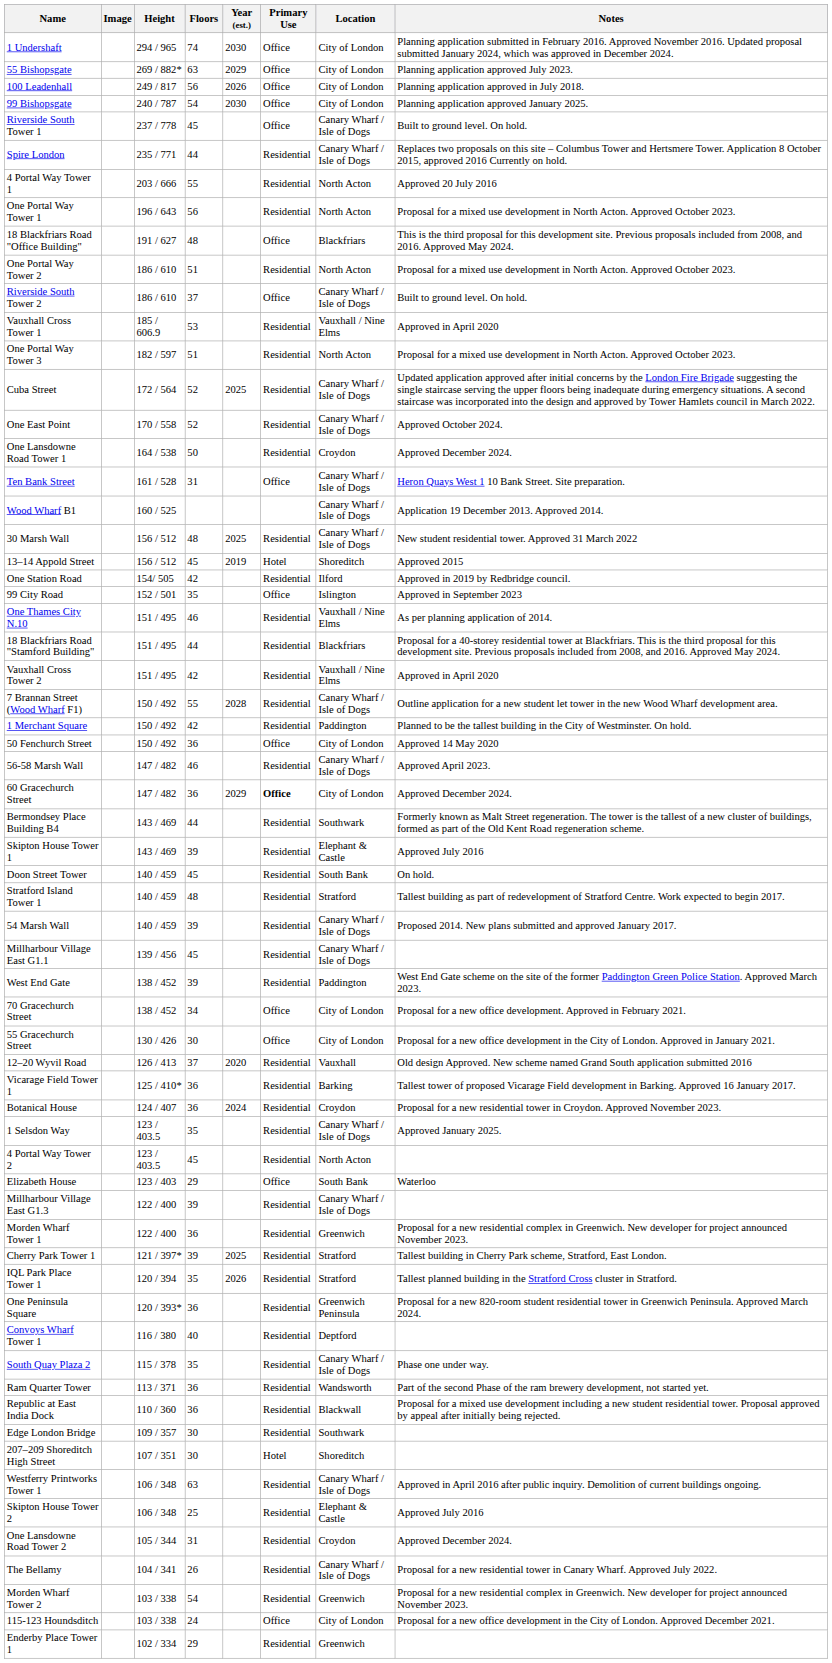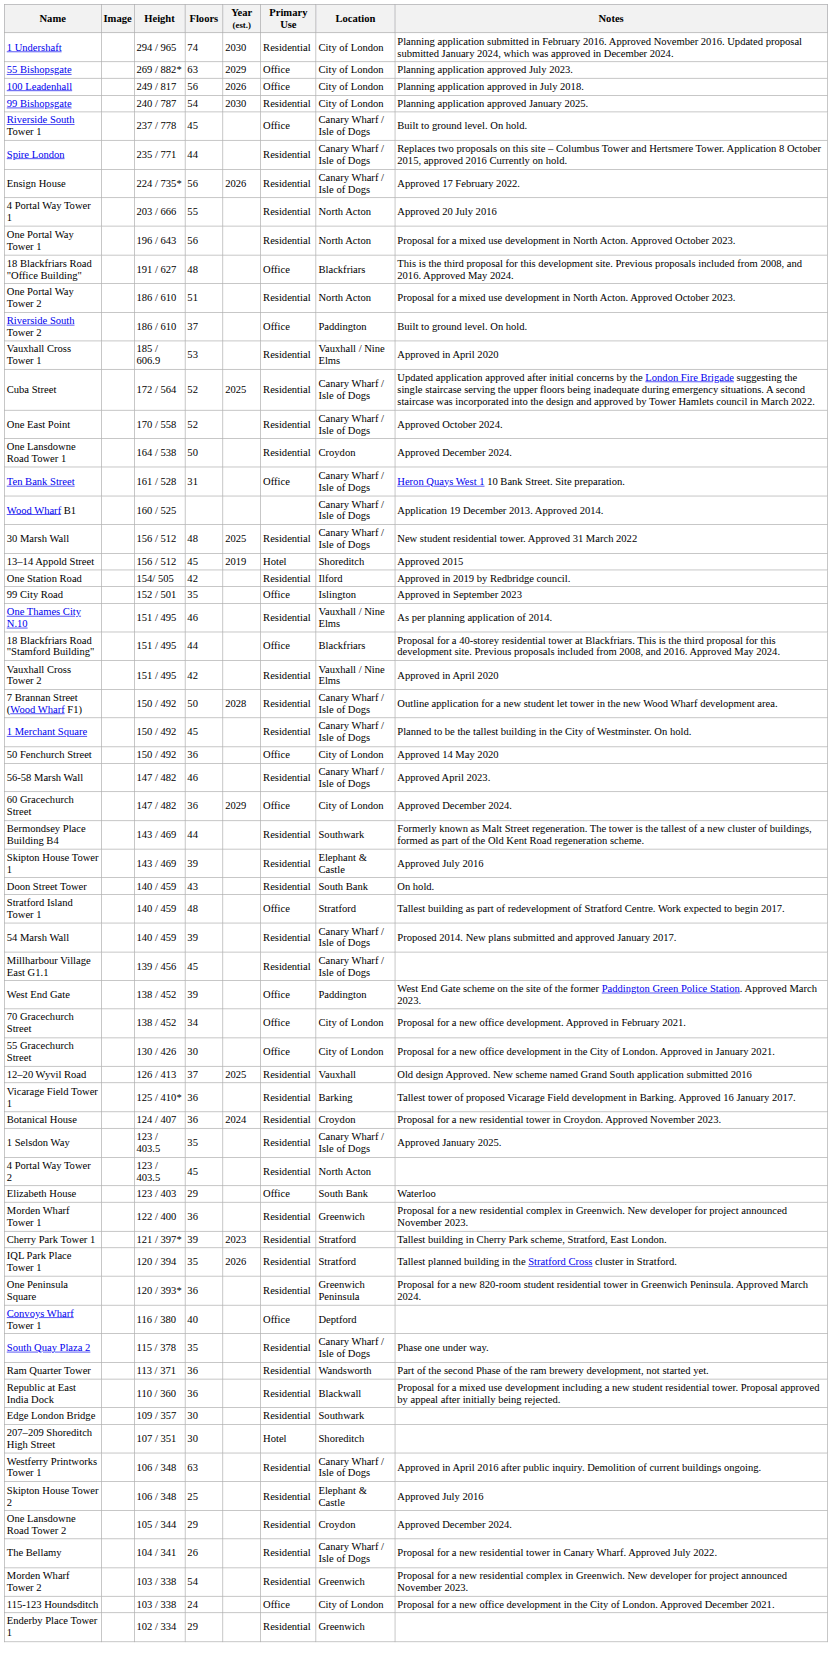(276, 47) Office -> (287, 47) Residential
(276, 103) Office -> (287, 103) Residential
+ row: (36, 183)
(351, 298) Canary Wharf / Isle of Dogs -> (343, 326) Paddington
- row: (40, 355)
(287, 646) Residential -> (276, 646) Office
(193, 703) 55 -> (193, 703) 50
(193, 726) 42 -> (193, 732) 45
(343, 726) Paddington -> (351, 732) Canary Wharf / Isle of Dogs
(277, 794) bold -> (276, 806) normal
(193, 874) 45 -> (193, 886) 43
(287, 897) Residential -> (276, 908) Office
(287, 982) Residential -> (276, 994) Office
(236, 1062) 2020 -> (236, 1074) 2025
- row: (49, 1204)
(236, 1256) 2025 -> (236, 1239) 2023
(287, 1336) Residential -> (276, 1319) Office
(193, 1541) 31 -> (193, 1524) 29
